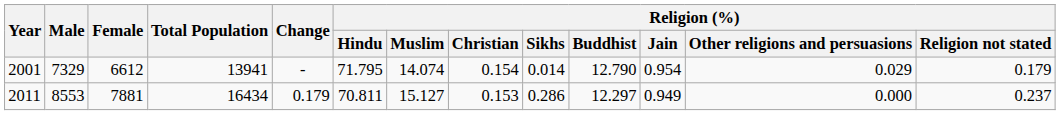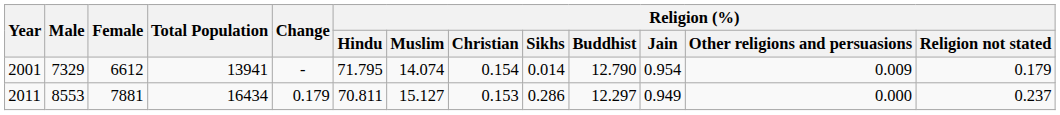(894, 69) 0.029 -> (894, 69) 0.009
